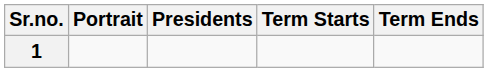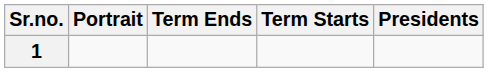columns swapped: (202, 20) <-> (429, 20)
